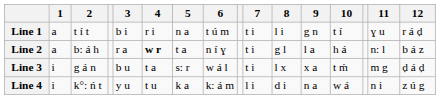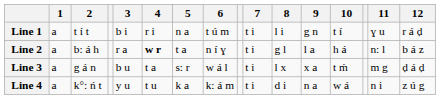(53, 67) i -> (54, 67) a
(53, 85) i -> (54, 85) a
(250, 85) l i -> (250, 85) t i
